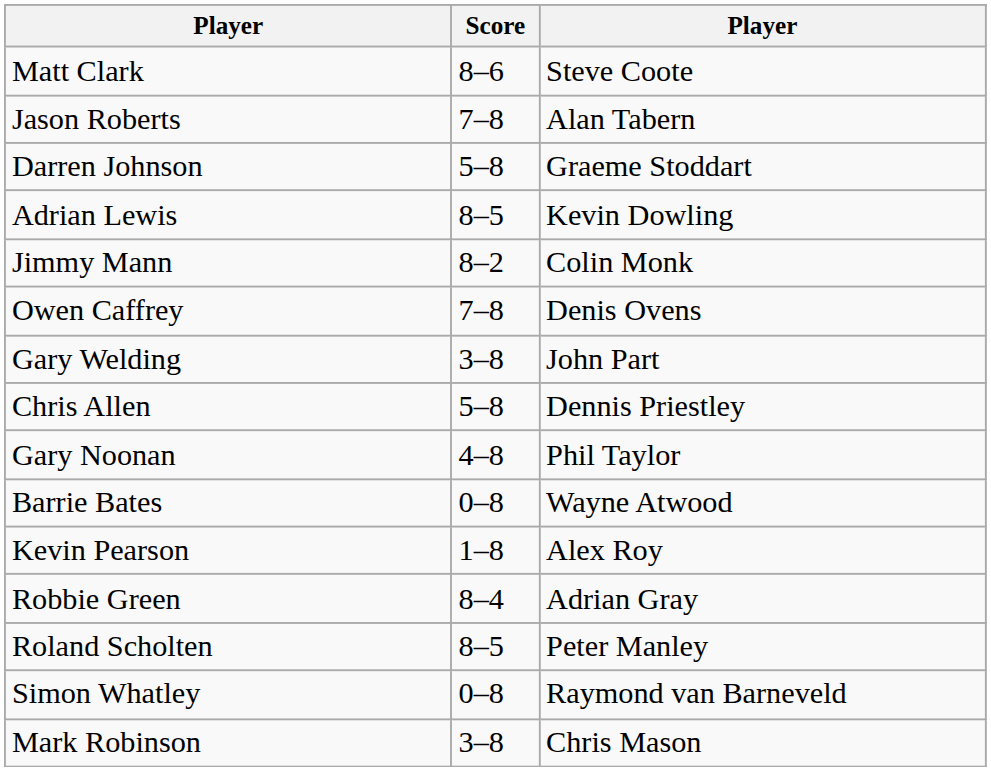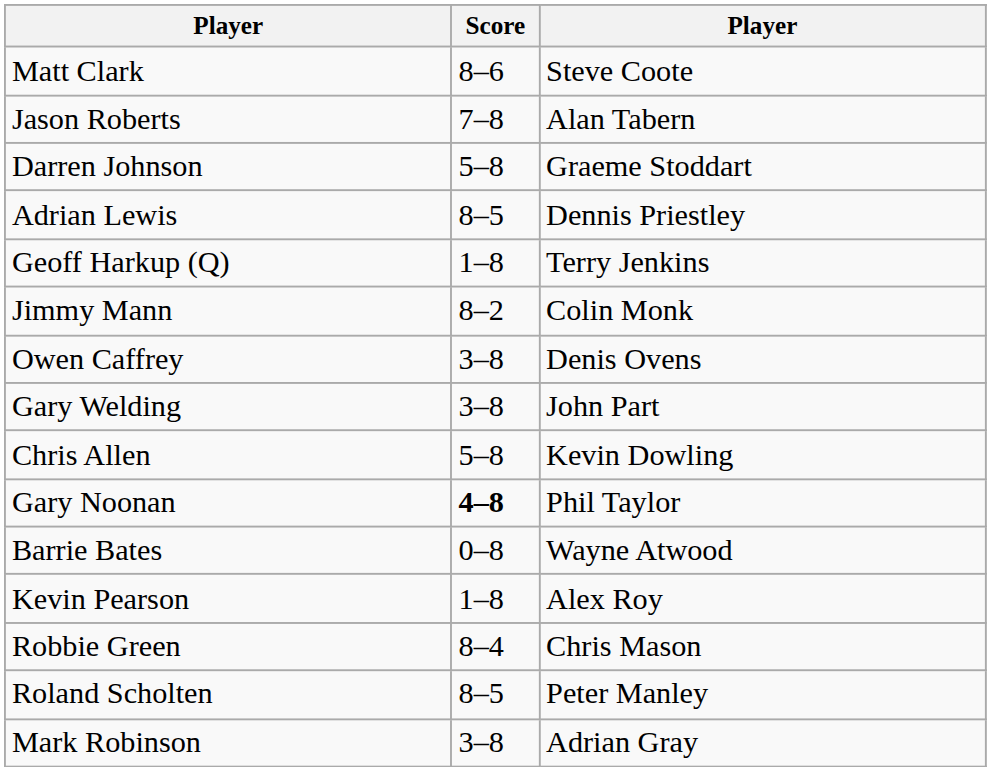(640, 214) Kevin Dowling -> (646, 214) Dennis Priestley
+ row: (121, 262)
(481, 310) 7–8 -> (481, 358) 3–8
(646, 406) Dennis Priestley -> (640, 454) Kevin Dowling
(481, 454) normal -> (481, 502) bold
(622, 598) Adrian Gray -> (624, 646) Chris Mason
- row: (106, 694)
(624, 742) Chris Mason -> (622, 742) Adrian Gray
